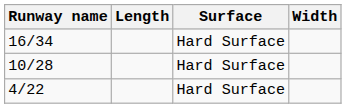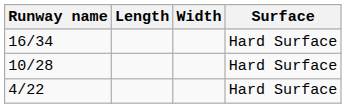columns swapped: (315, 17) <-> (231, 17)
